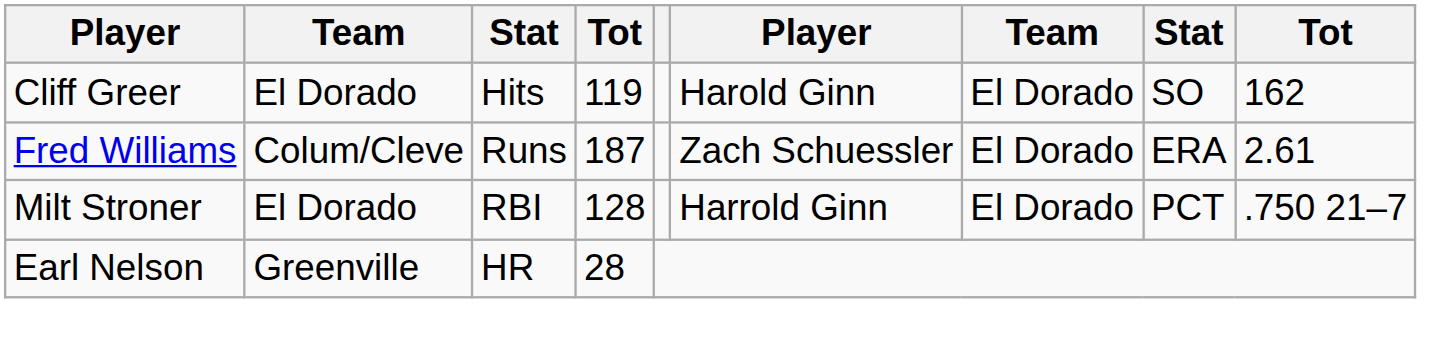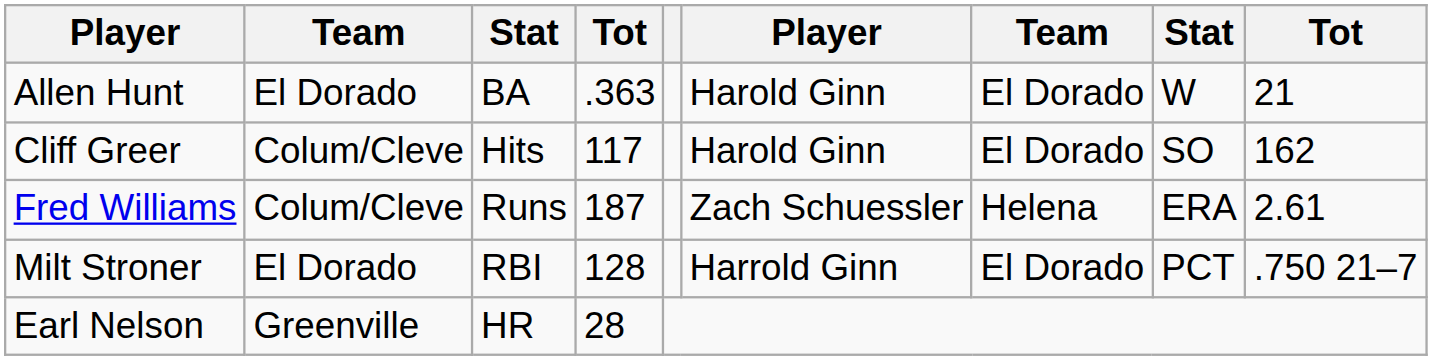+ row: (99, 92)
(335, 92) El Dorado -> (359, 150) Colum/Cleve
(613, 92) 119 -> (613, 150) 117
(1052, 150) El Dorado -> (1039, 208) Helena
